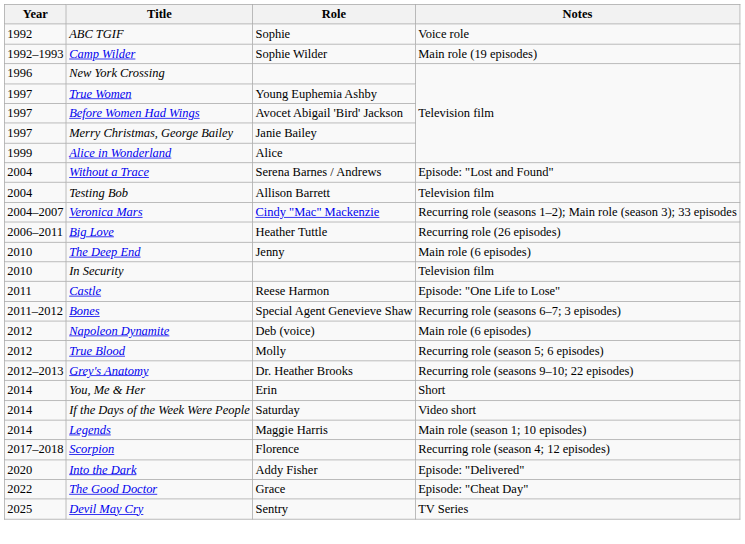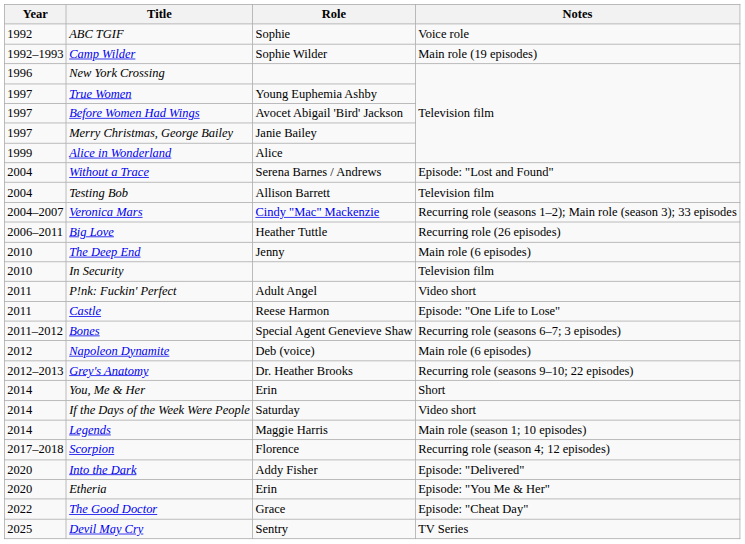+ row: (123, 291)
- row: (97, 350)
+ row: (88, 489)
